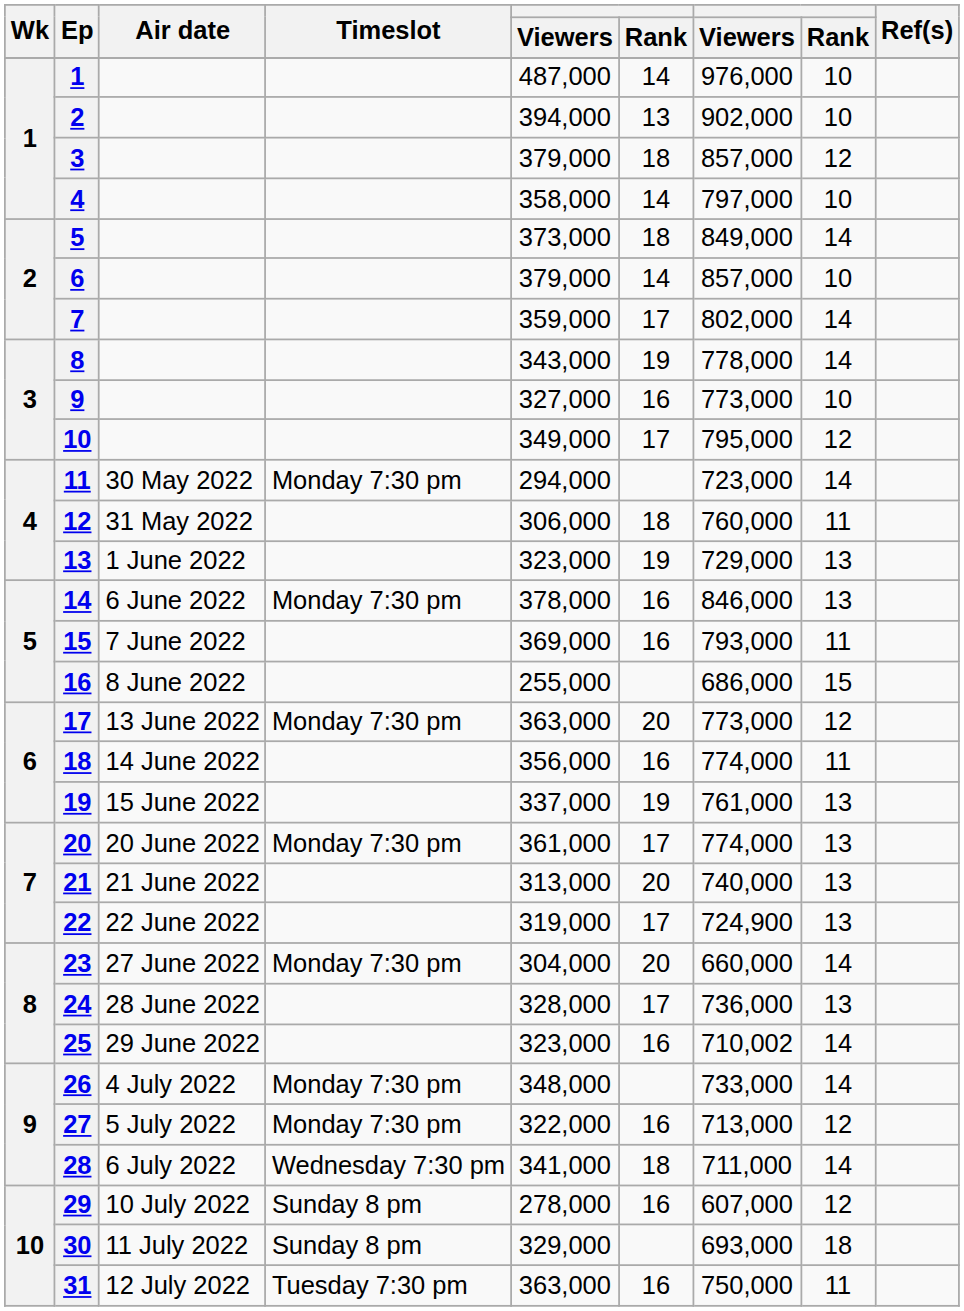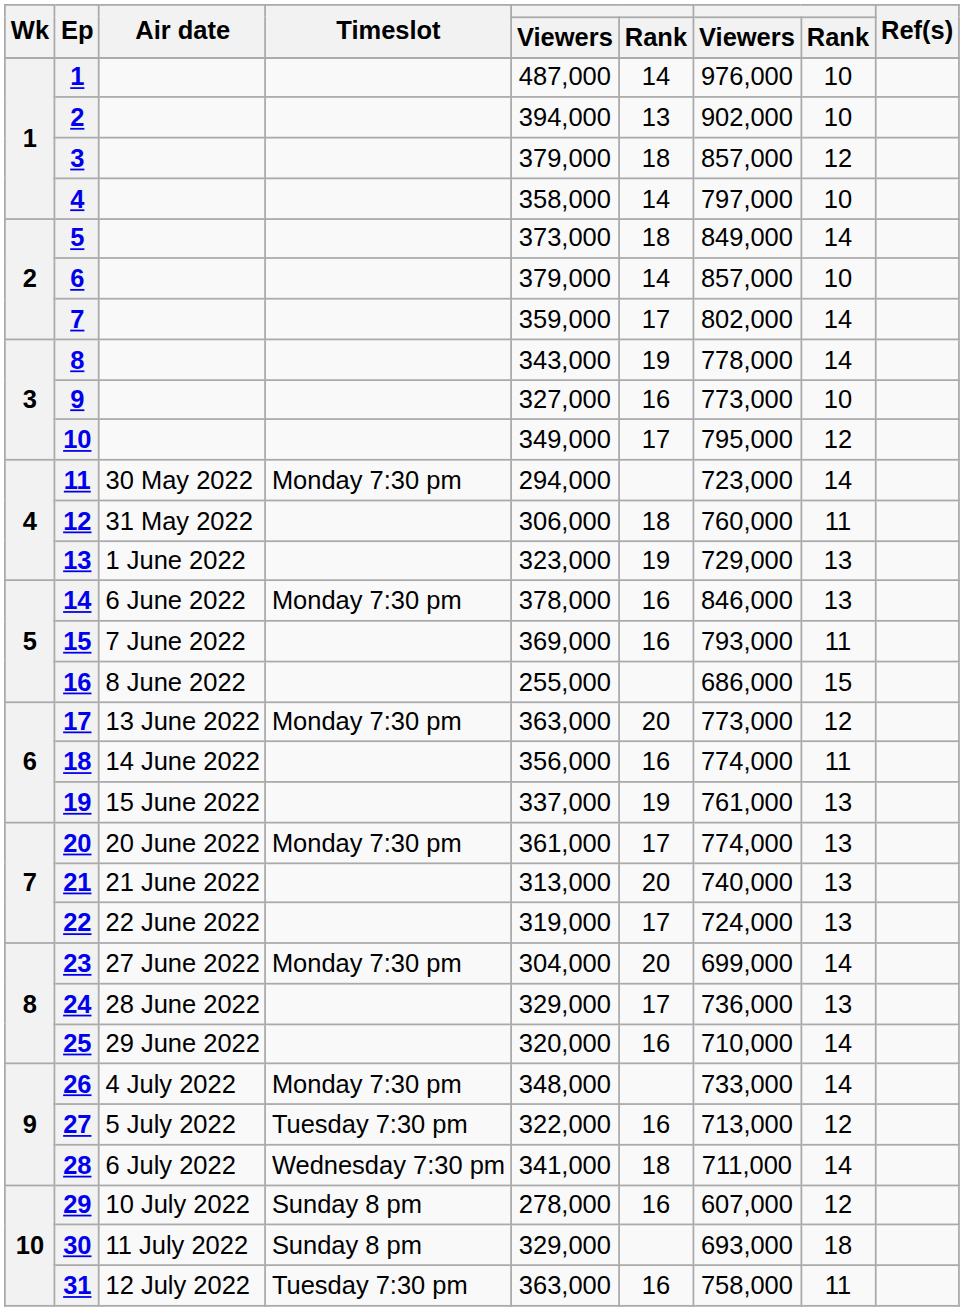(747, 923) 724,900 -> (747, 923) 724,000
(747, 964) 660,000 -> (747, 964) 699,000
(565, 1004) 328,000 -> (565, 1004) 329,000
(565, 1044) 323,000 -> (565, 1044) 320,000
(747, 1044) 710,002 -> (747, 1044) 710,000
(367, 1125) Monday 7:30 pm -> (370, 1125) Tuesday 7:30 pm
(747, 1286) 750,000 -> (747, 1286) 758,000
